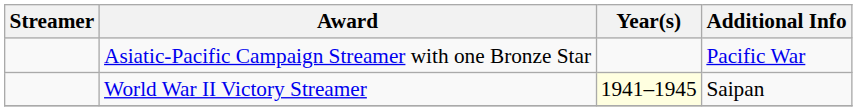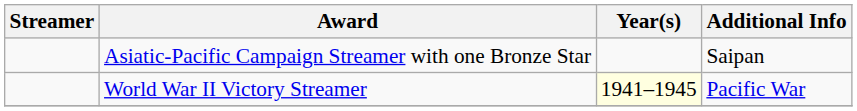(756, 55) Pacific War -> (735, 55) Saipan
(735, 88) Saipan -> (756, 88) Pacific War
